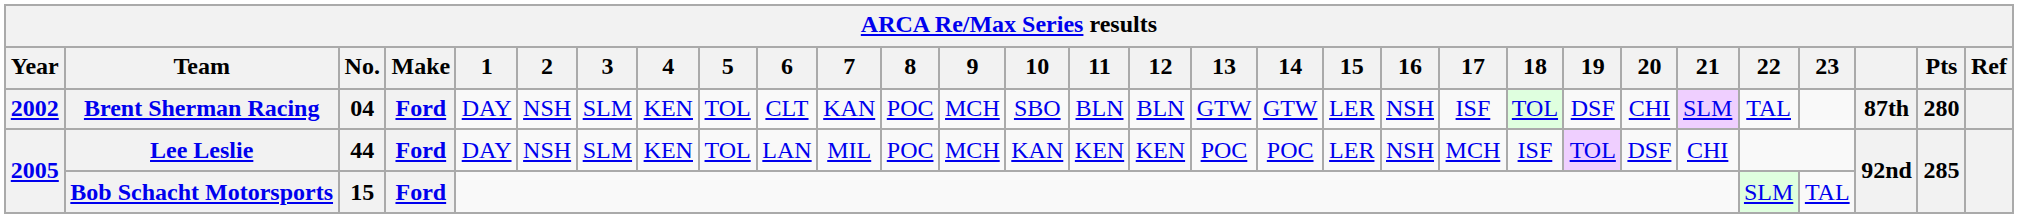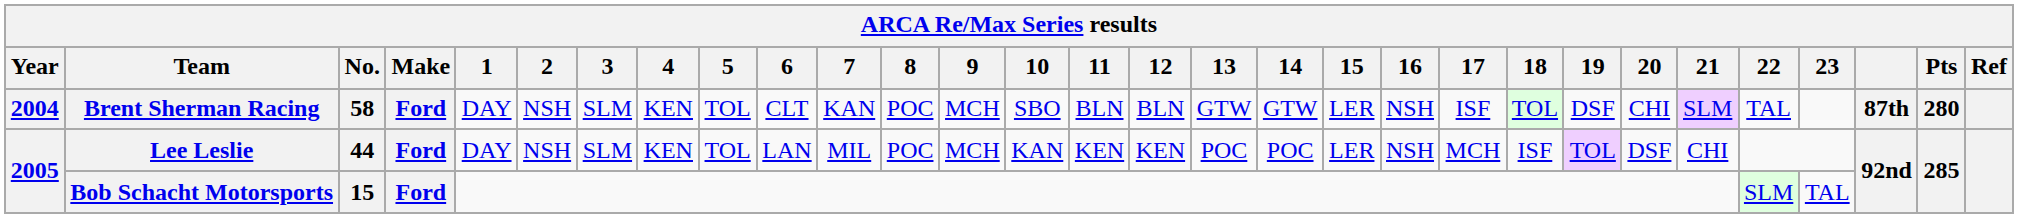(35, 108) 2002 -> (35, 108) 2004
(362, 108) 04 -> (362, 108) 58
